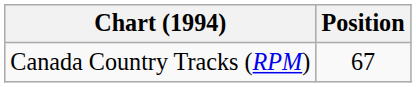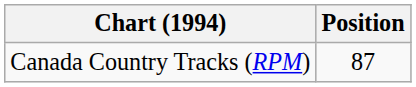(363, 61) 67 -> (363, 61) 87
